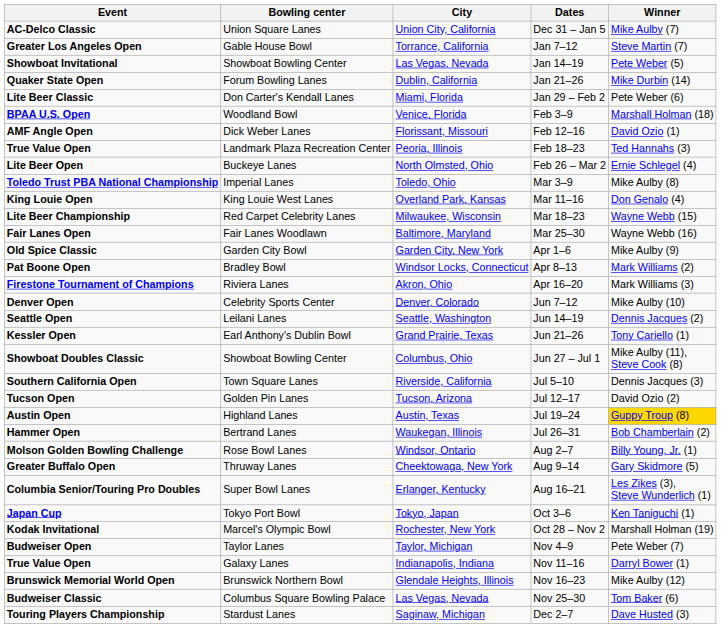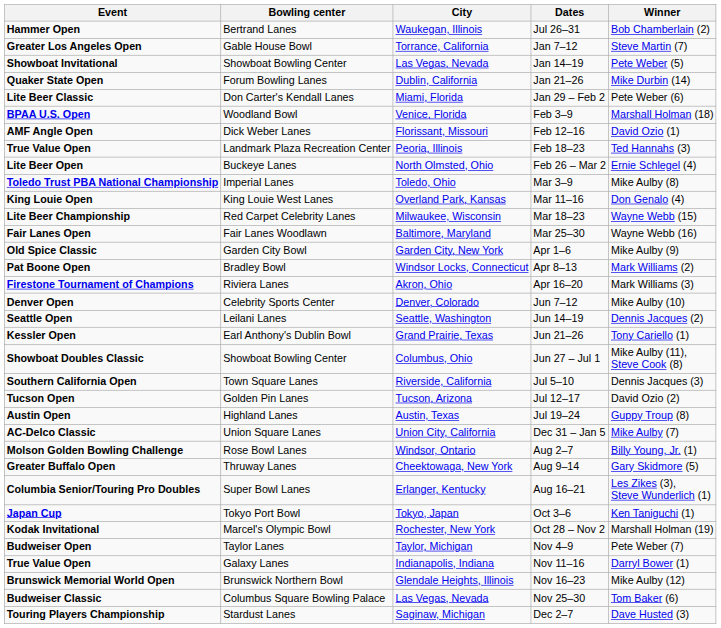rows swapped: (569, 30) <-> (557, 433)
(650, 416) gold background -> (650, 416) no background
